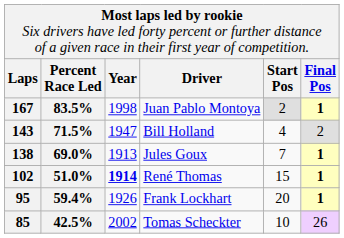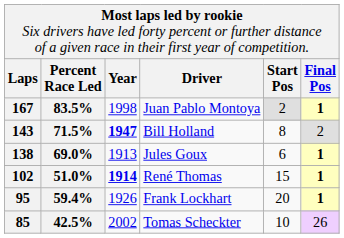(123, 131) normal -> (123, 131) bold
(282, 131) 4 -> (282, 131) 8
(282, 154) 7 -> (282, 154) 6
